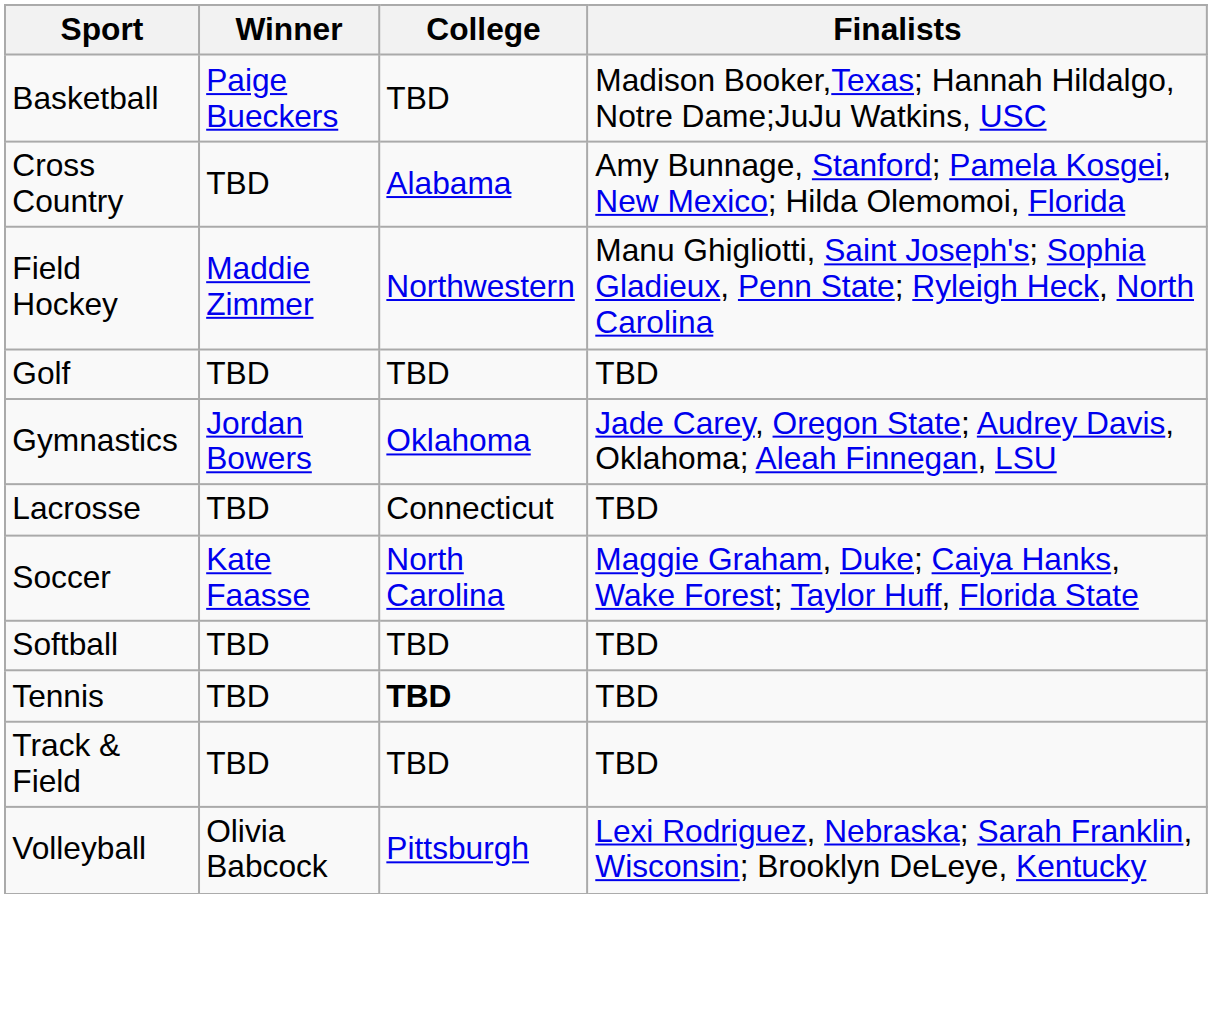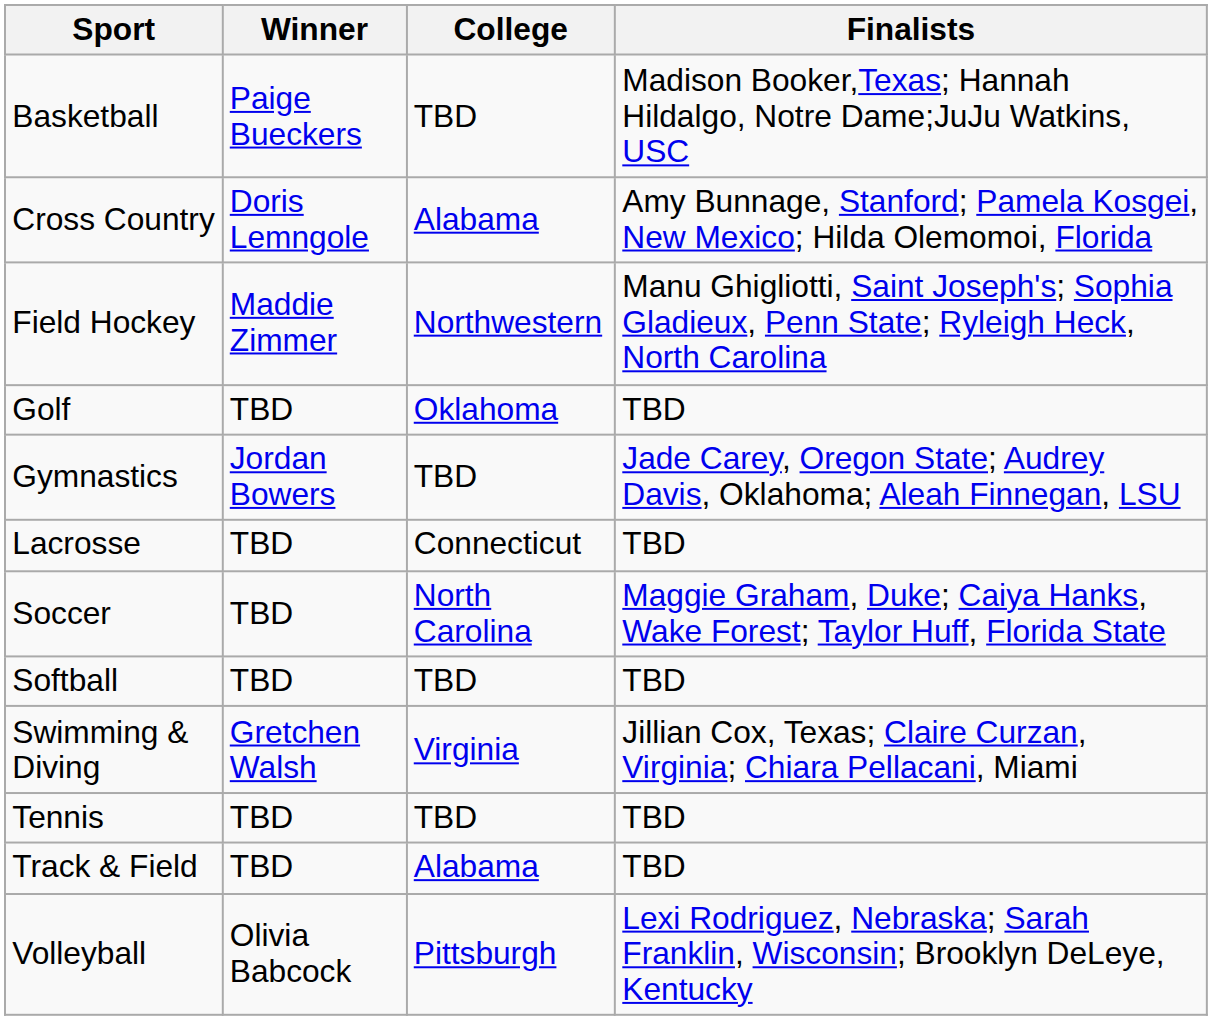(238, 183) TBD -> (299, 219) Doris Lemngole
(418, 373) TBD -> (486, 408) Oklahoma
(459, 441) Oklahoma -> (445, 476) TBD
(258, 577) Kate Faasse -> (261, 612) TBD
+ row: (100, 749)
(419, 695) bold -> (445, 817) normal
(418, 763) TBD -> (476, 867) Alabama
